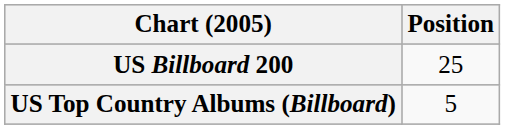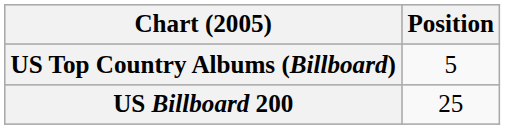rows swapped: (203, 64) <-> (203, 104)
